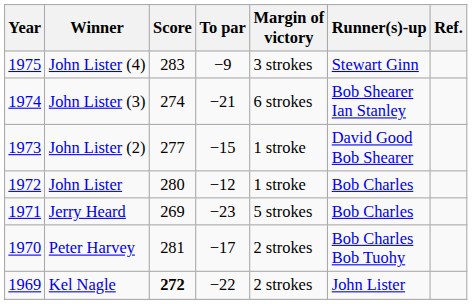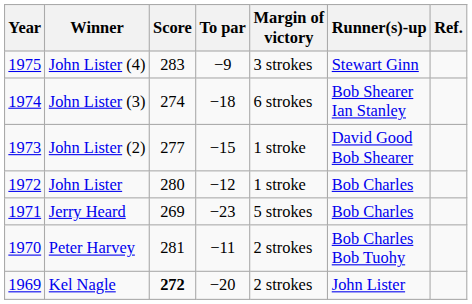(223, 101) −21 -> (223, 101) −18
(223, 248) −17 -> (223, 248) −11
(223, 285) −22 -> (223, 285) −20
